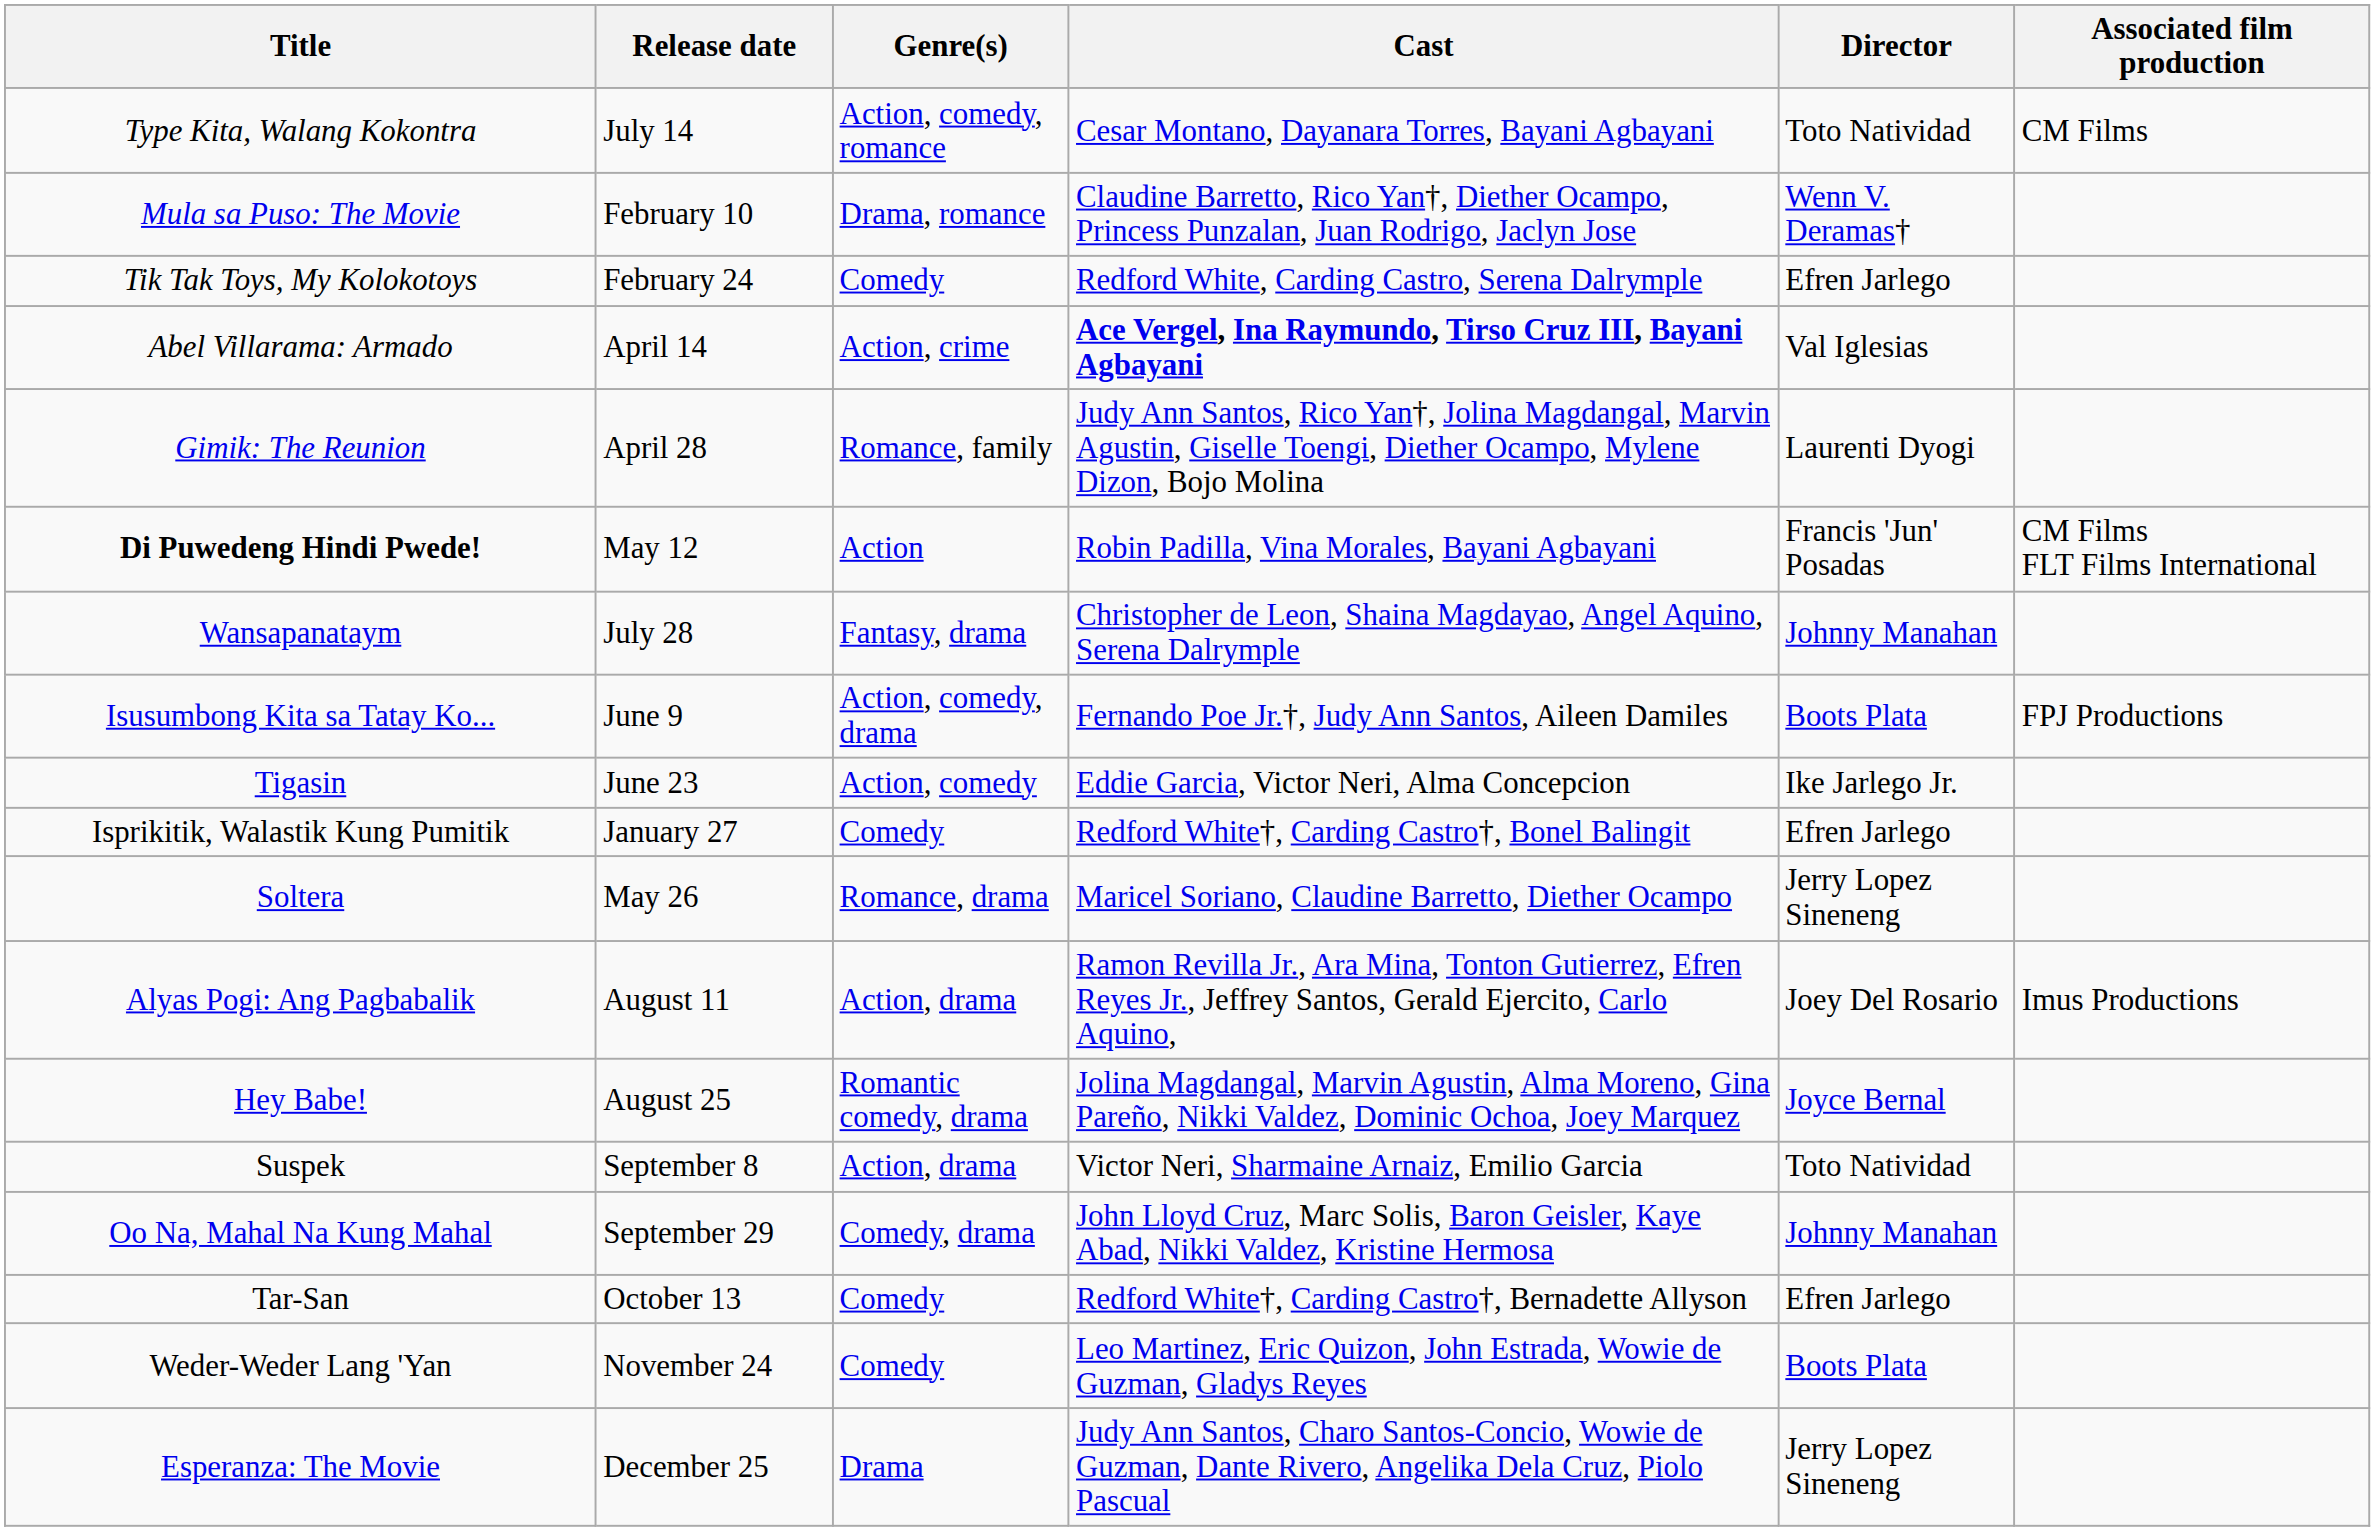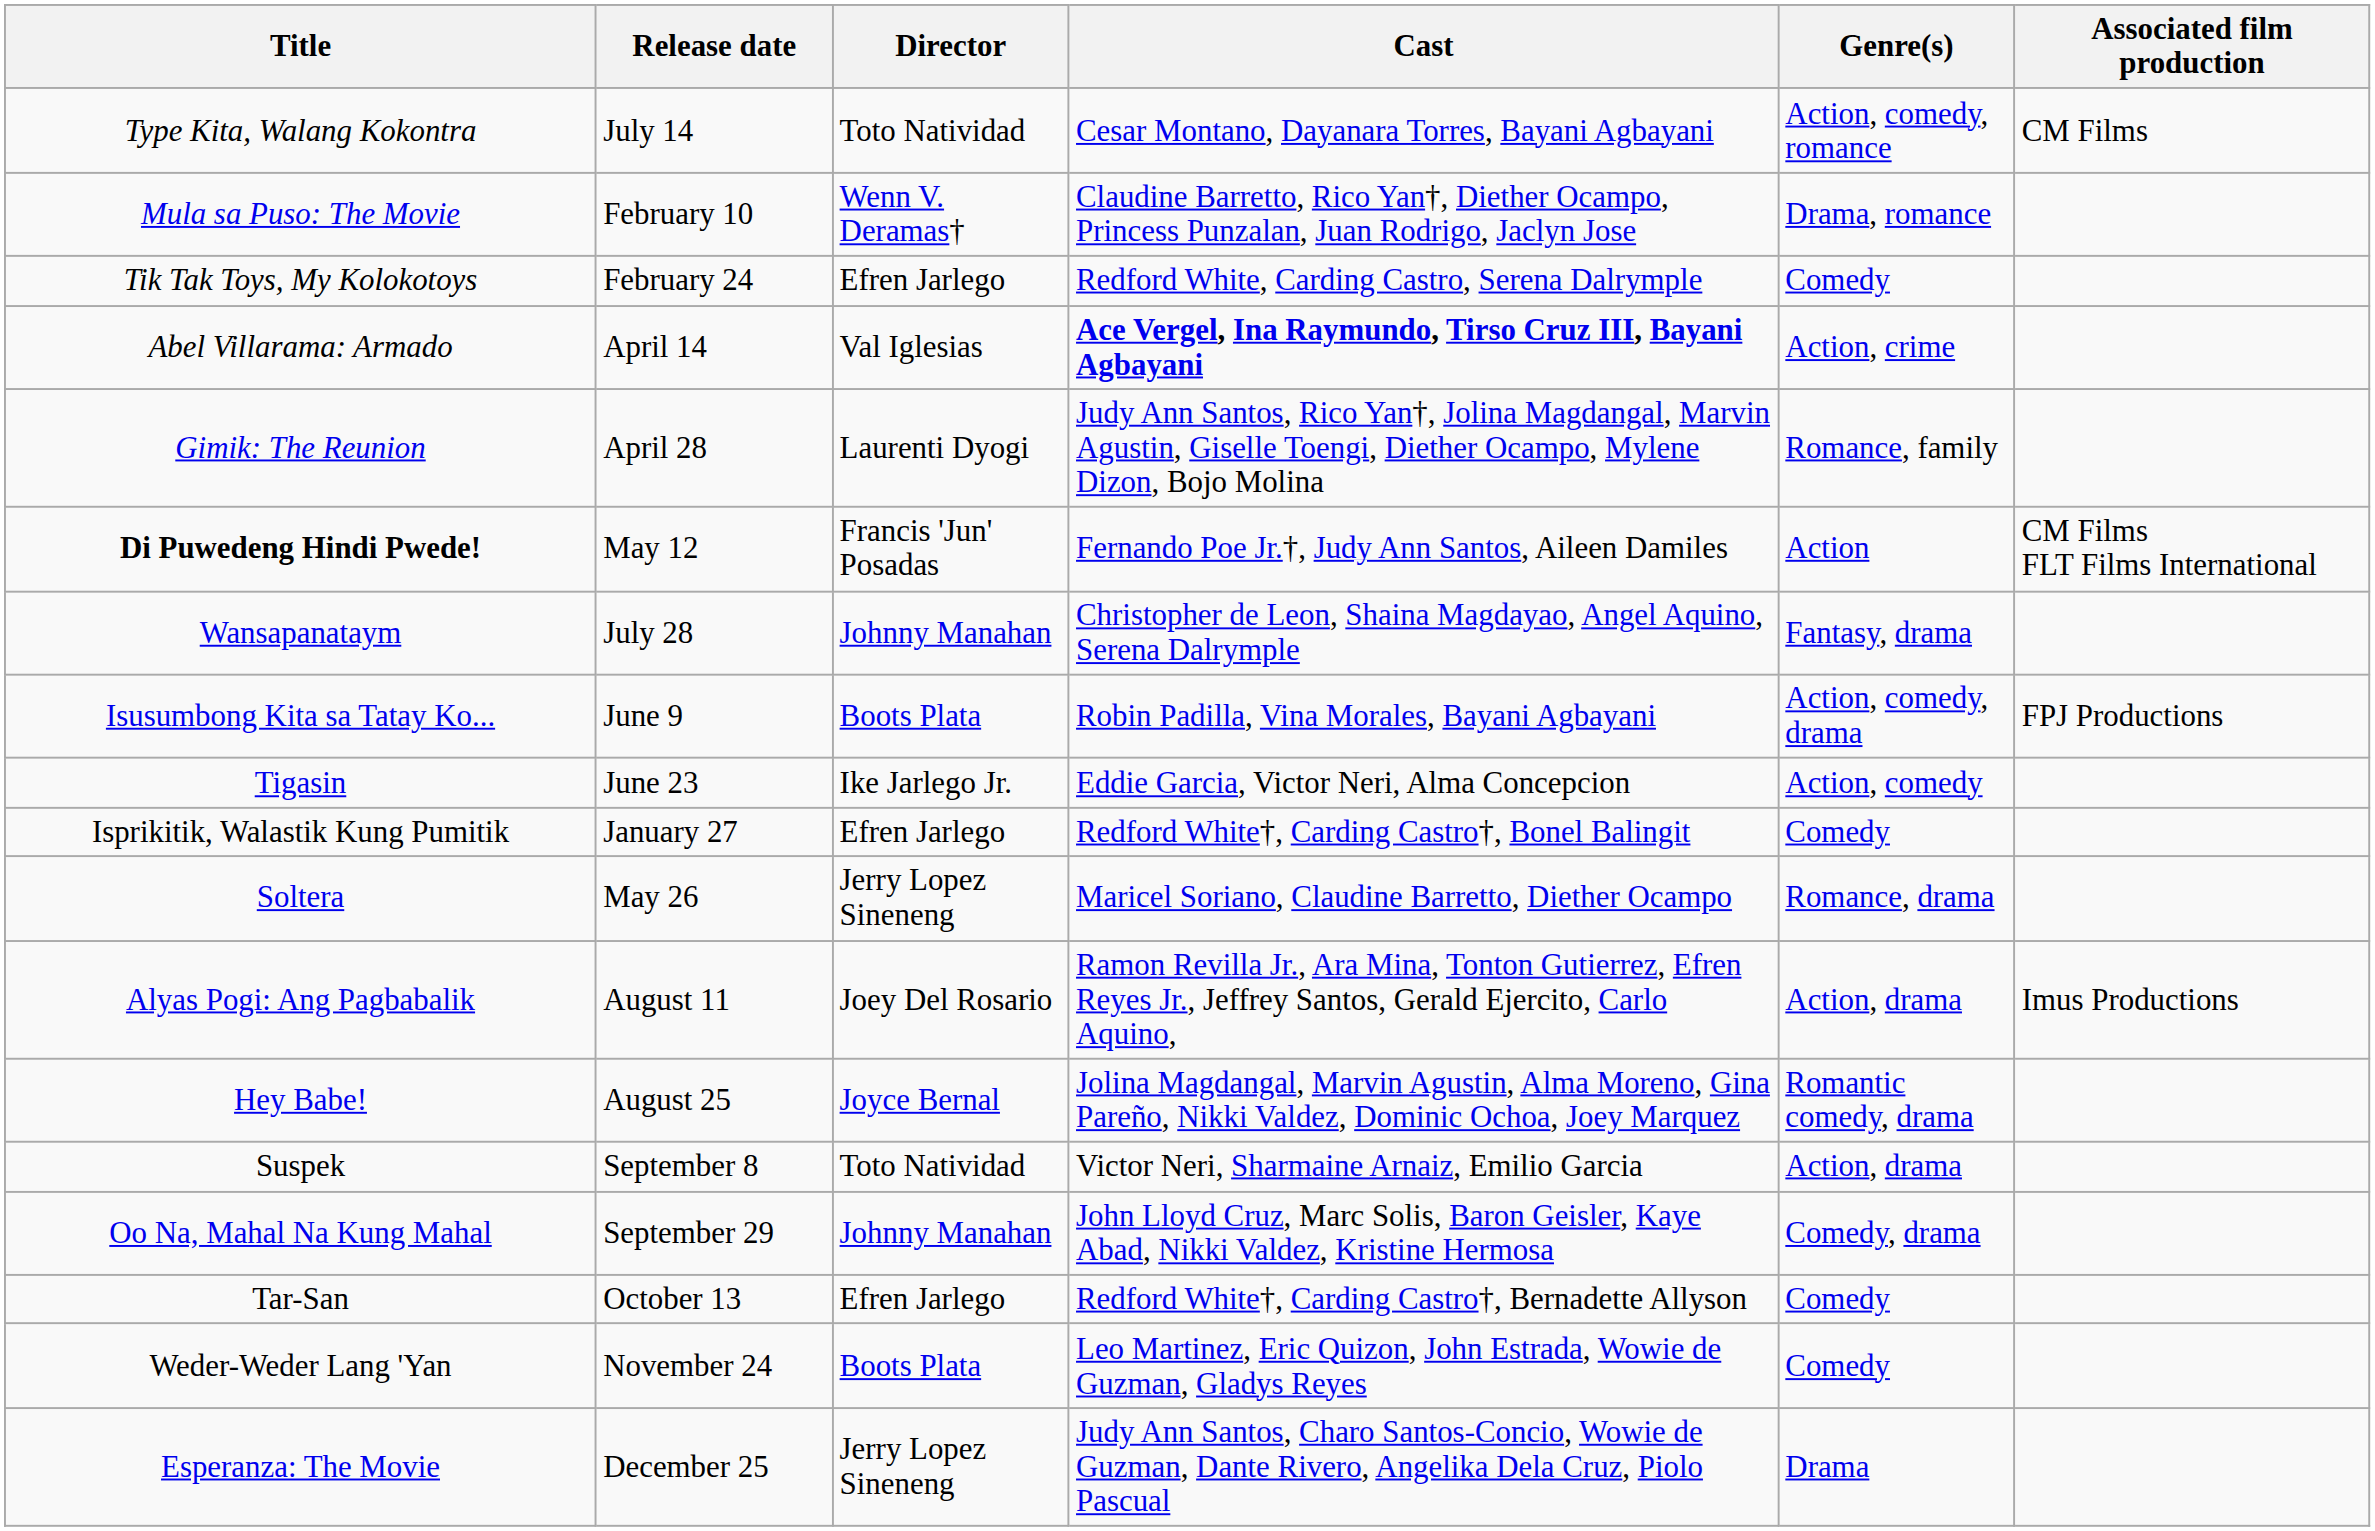columns swapped: (1896, 46) <-> (951, 46)
(1366, 548) Robin Padilla, Vina Morales, Bayani Agbayani -> (1402, 548) Fernando Poe Jr.†, Judy Ann Santos, Aileen Damiles
(1402, 716) Fernando Poe Jr.†, Judy Ann Santos, Aileen Damiles -> (1366, 716) Robin Padilla, Vina Morales, Bayani Agbayani
